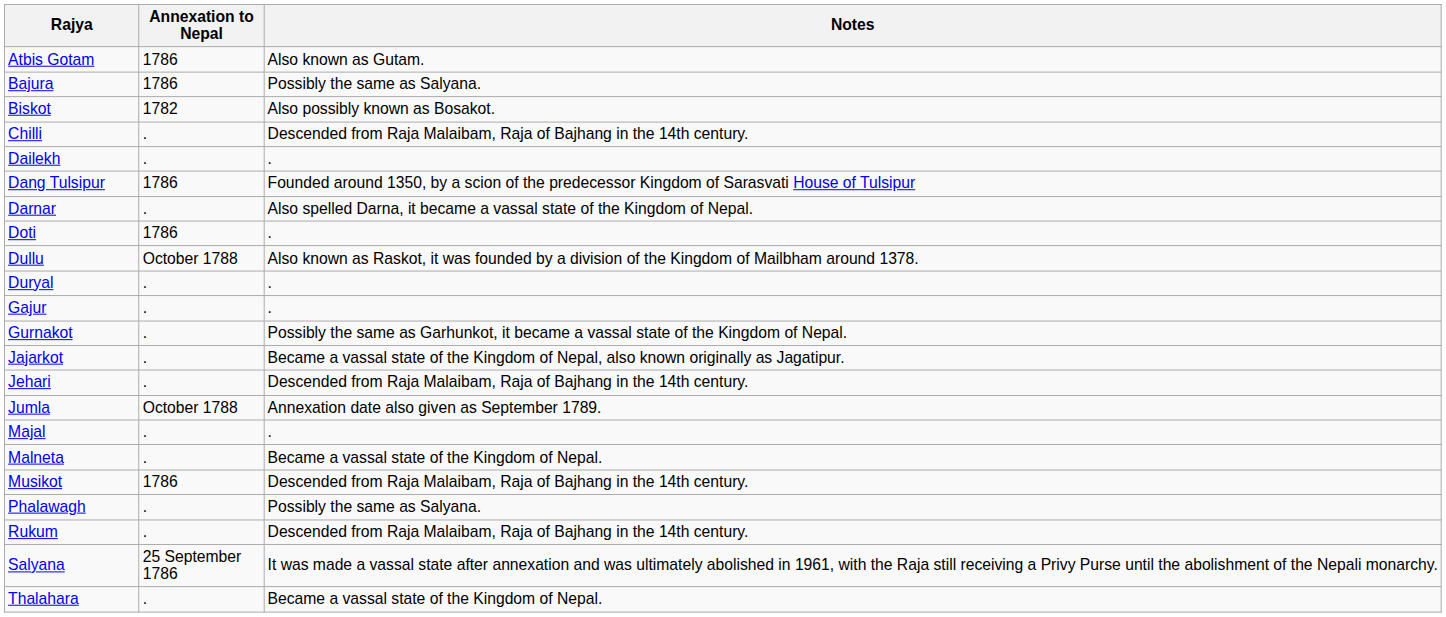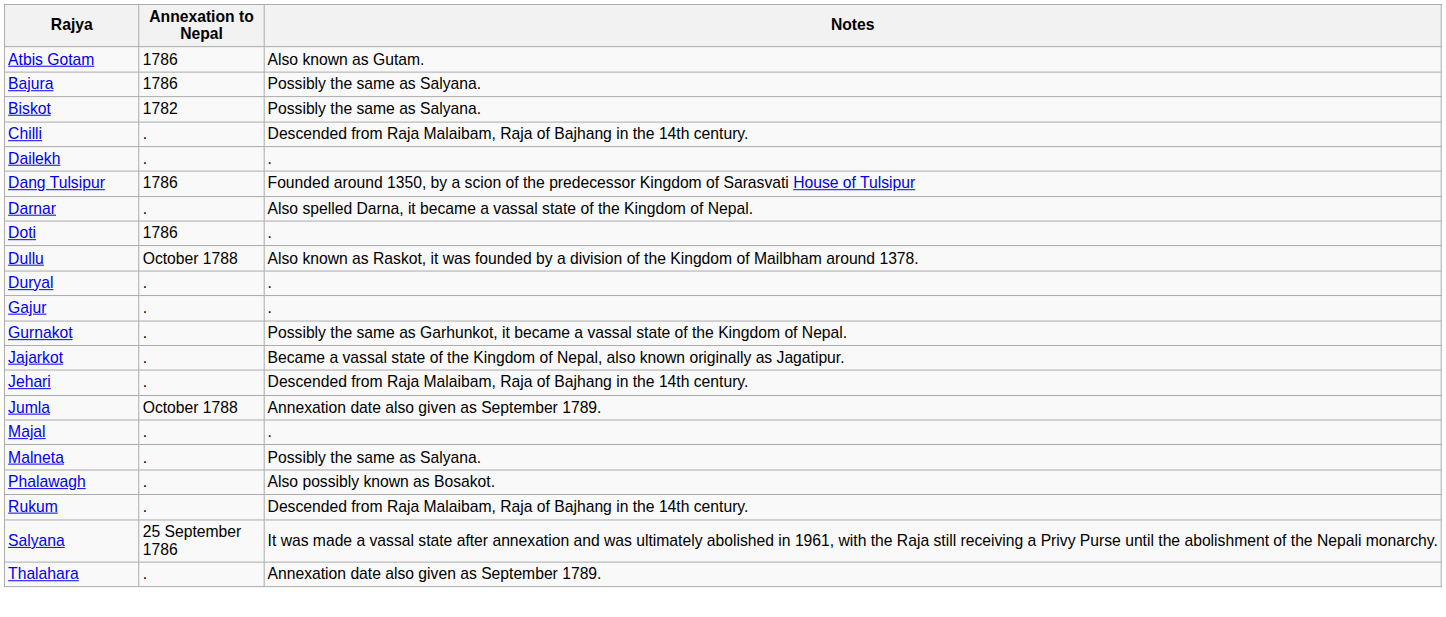(381, 109) Also possibly known as Bosakot. -> (374, 109) Possibly the same as Salyana.
(435, 457) Became a vassal state of the Kingdom of Nepal. -> (374, 457) Possibly the same as Salyana.
- row: (35, 482)
(374, 507) Possibly the same as Salyana. -> (381, 482) Also possibly known as Bosakot.
(435, 599) Became a vassal state of the Kingdom of Nepal. -> (434, 574) Annexation date also given as September 1789.
